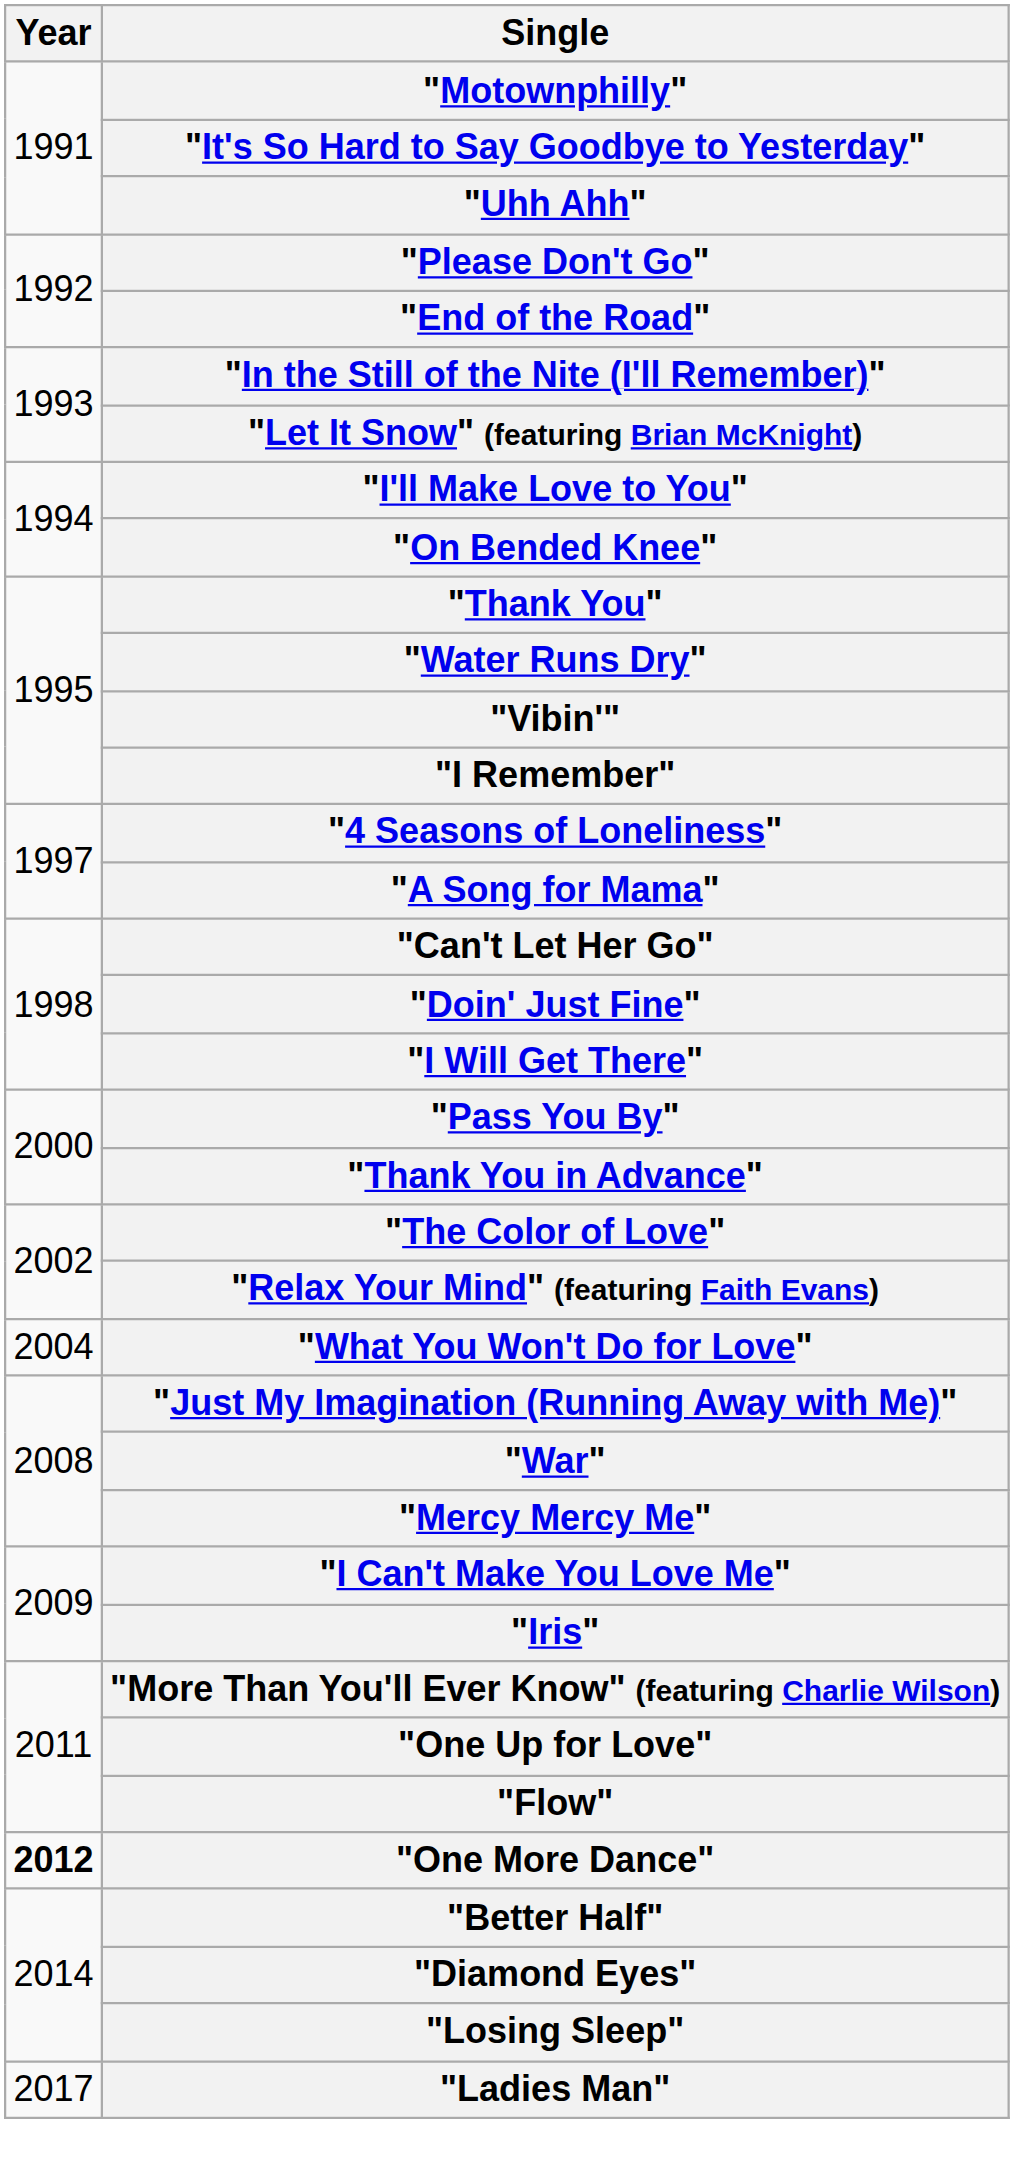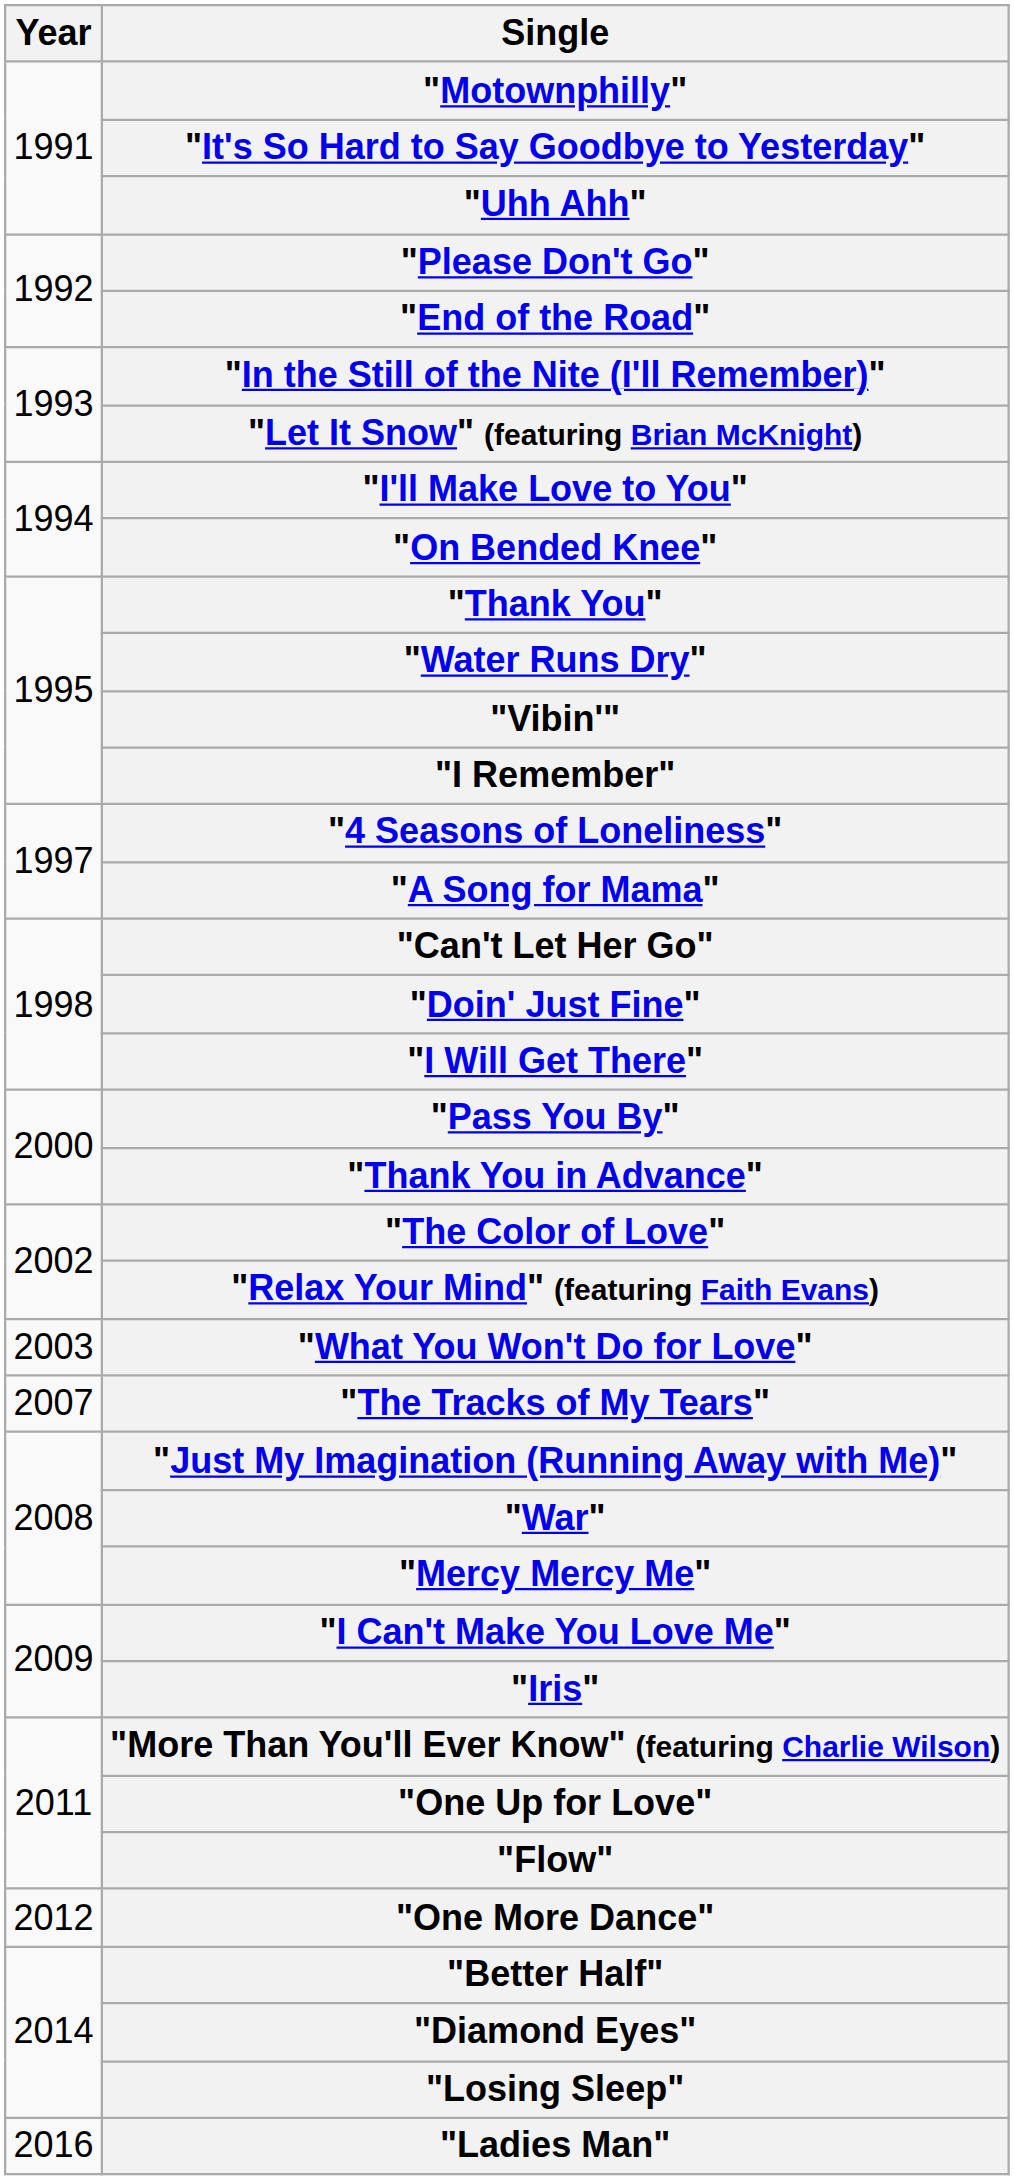(53, 1346) 2004 -> (53, 1346) 2003
+ row: (555, 1403)
(53, 1860) bold -> (53, 1917) normal
(53, 2088) 2017 -> (53, 2145) 2016
